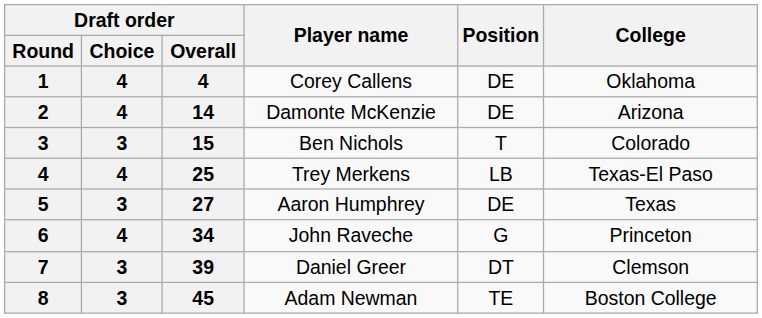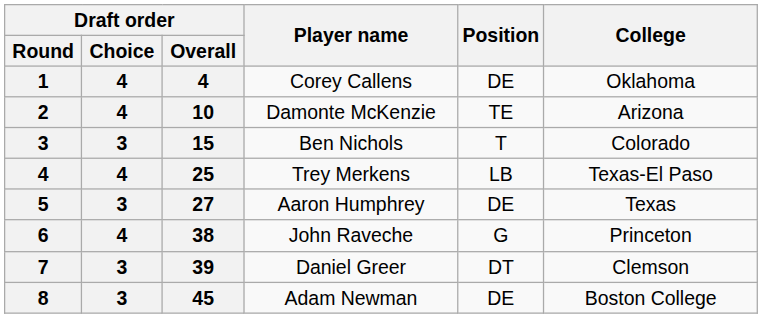(203, 113) 14 -> (203, 113) 10
(501, 113) DE -> (501, 113) TE
(203, 236) 34 -> (203, 236) 38
(501, 297) TE -> (501, 297) DE
